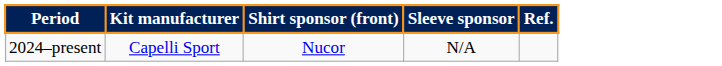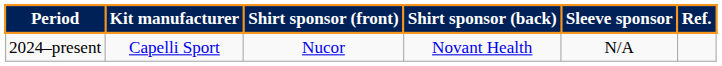+ column: (482, 19)
